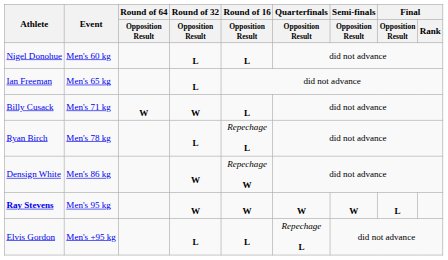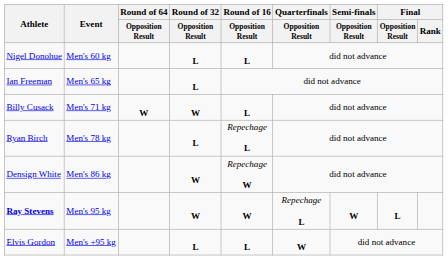(301, 211) W -> (301, 211) Repechage L
(301, 237) Repechage L -> (301, 247) W
